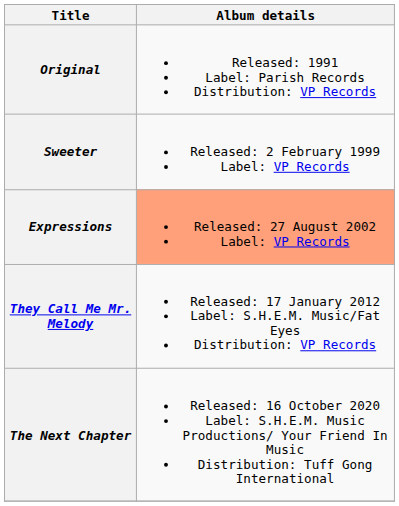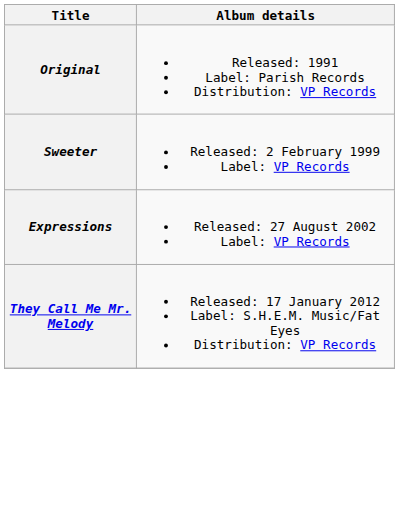(266, 234) lightsalmon background -> (266, 234) no background
- row: (71, 435)
